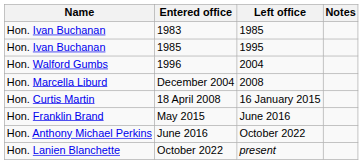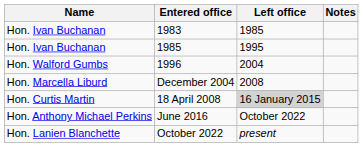(280, 99) no background -> (280, 99) lightgrey background
- row: (181, 116)
